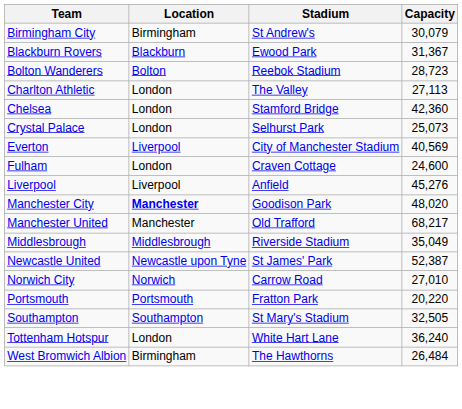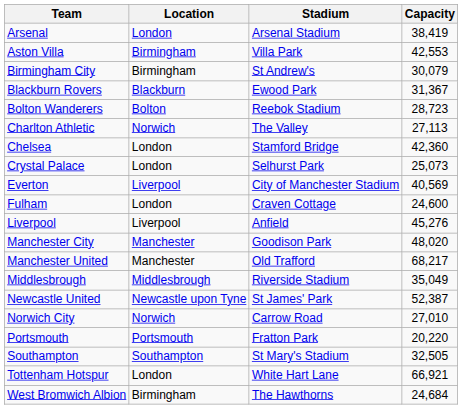+ row: (27, 33)
+ row: (35, 52)
(152, 90) London -> (154, 128) Norwich
(165, 204) bold -> (163, 242) normal
(430, 337) 36,240 -> (430, 375) 66,921
(430, 356) 26,484 -> (430, 394) 24,684
